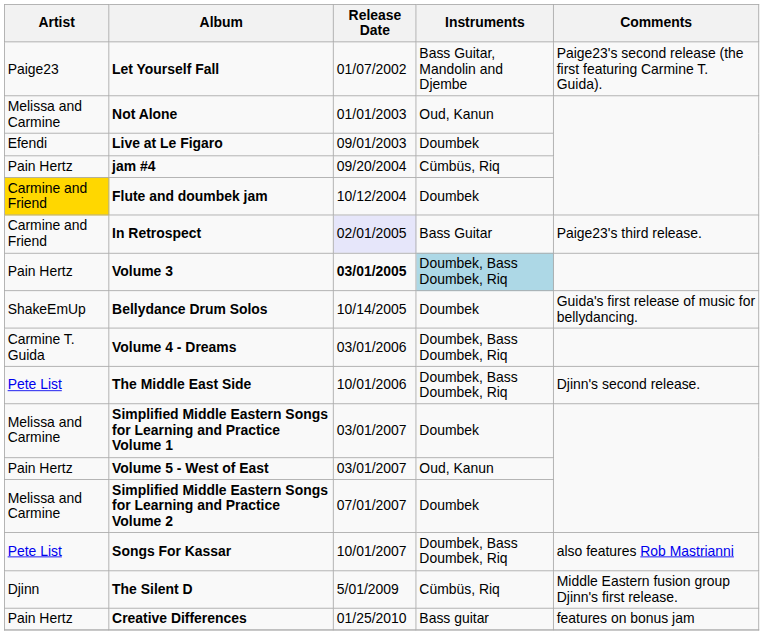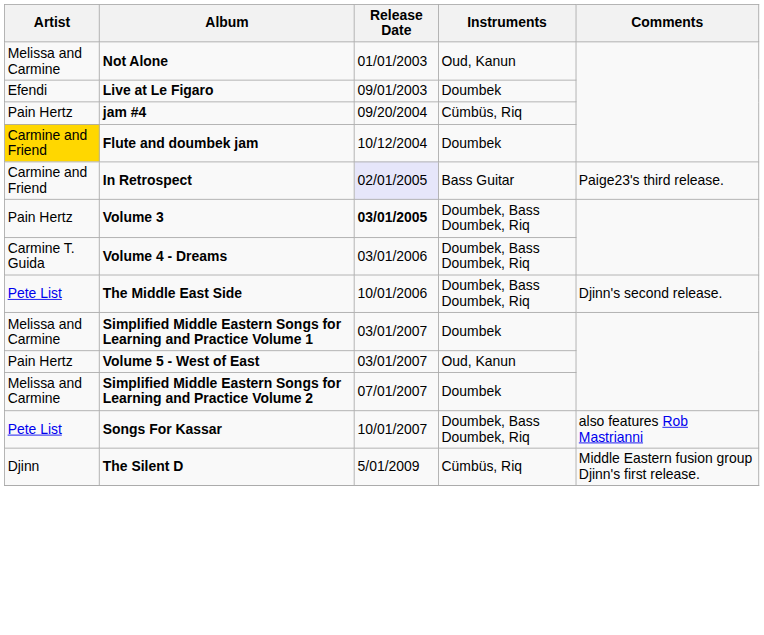- row: (166, 68)
(468, 271) lightblue background -> (491, 218) no background
- row: (190, 309)
- row: (179, 619)
